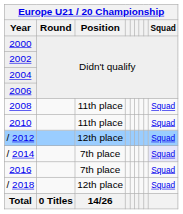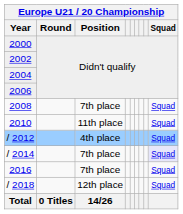(100, 106) 11th place -> (100, 106) 7th place
(100, 138) 12th place -> (100, 138) 4th place
